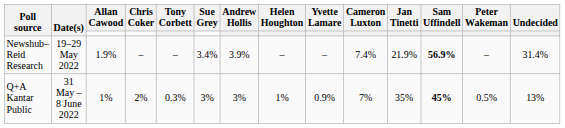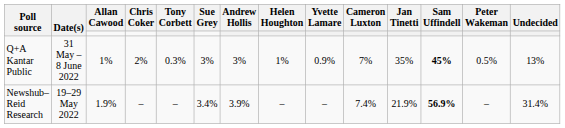rows swapped: (28, 54) <-> (20, 98)
